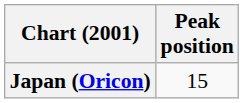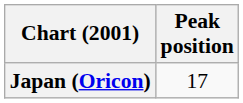(197, 80) 15 -> (197, 80) 17
